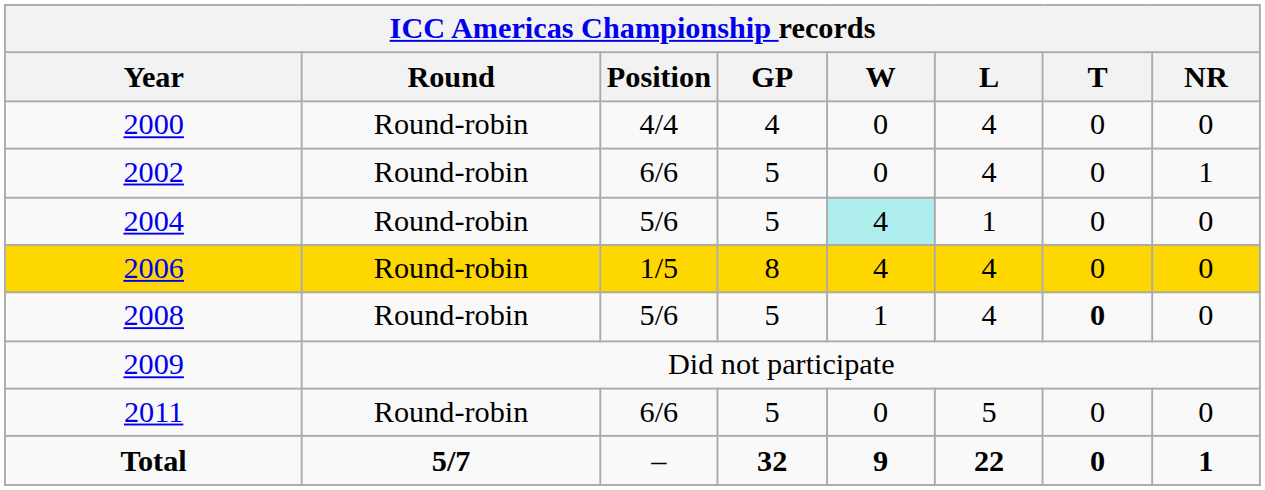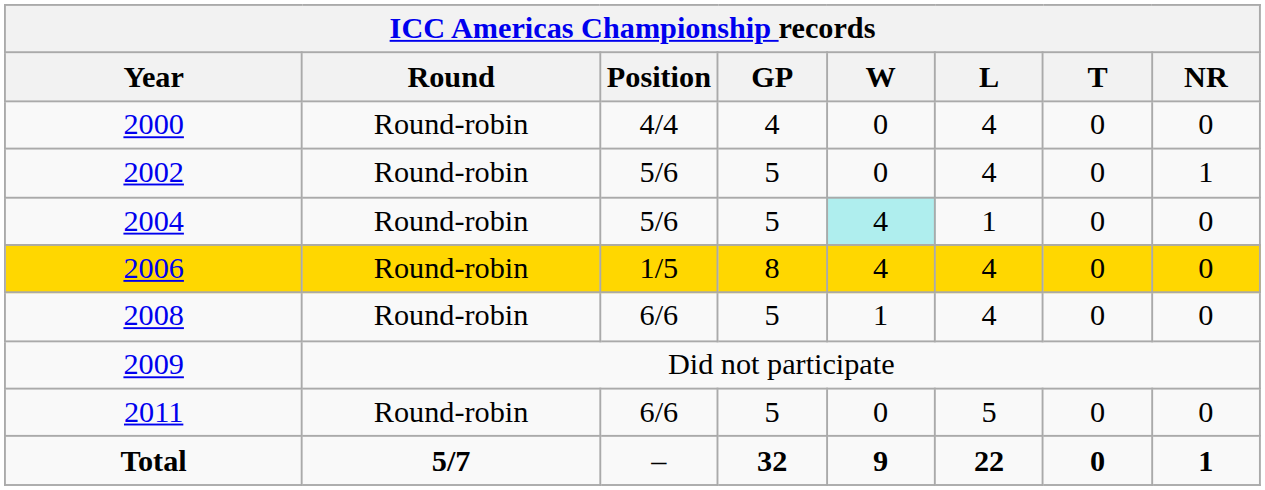(659, 172) 6/6 -> (659, 172) 5/6
(659, 316) 5/6 -> (659, 316) 6/6
(1097, 316) bold -> (1097, 316) normal
